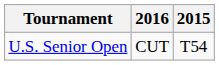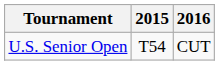columns swapped: (194, 18) <-> (152, 18)
